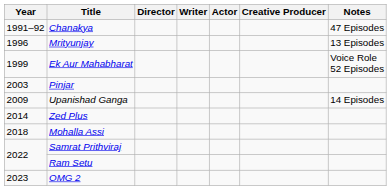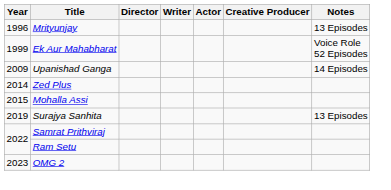- row: (71, 27)
- row: (62, 85)
(17, 131) 2018 -> (17, 100) 2015
+ row: (67, 116)
